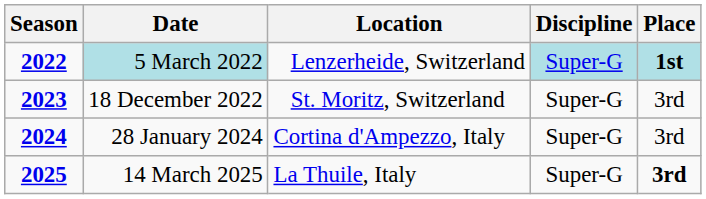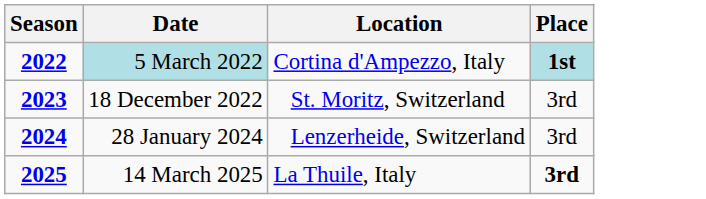- column: (584, 23)
(399, 61) Lenzerheide, Switzerland -> (389, 61) Cortina d'Ampezzo, Italy
(389, 137) Cortina d'Ampezzo, Italy -> (399, 137) Lenzerheide, Switzerland
